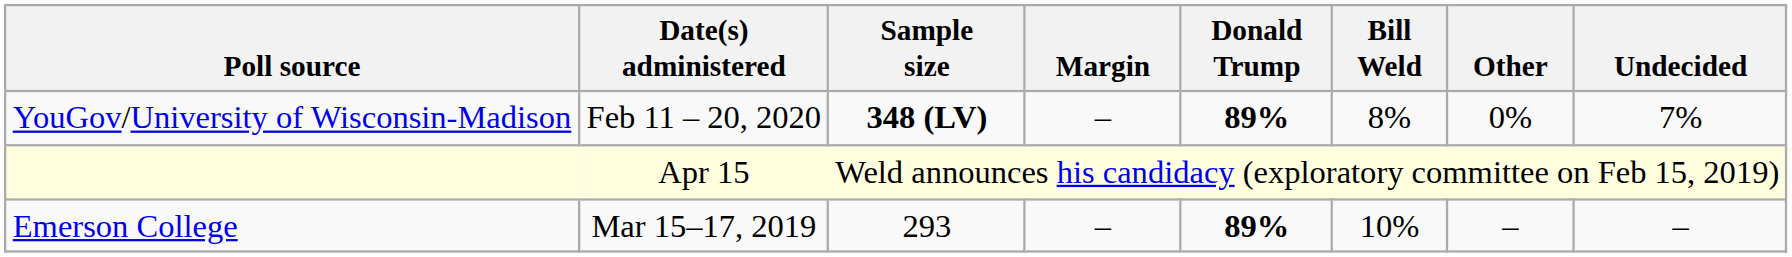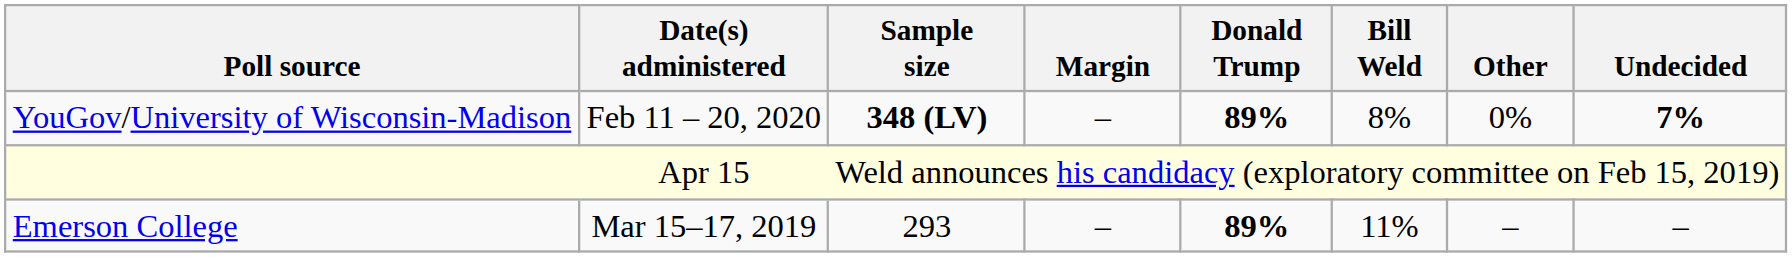(1681, 117) normal -> (1681, 117) bold
(1389, 225) 10% -> (1389, 225) 11%
